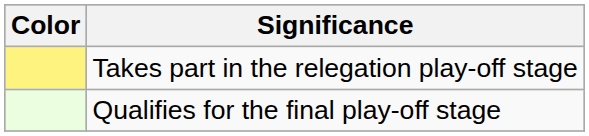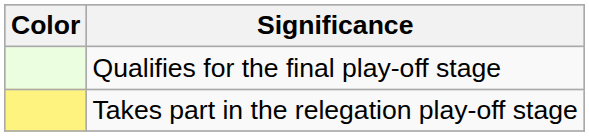rows swapped: (297, 109) <-> (335, 67)
